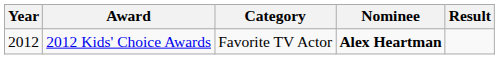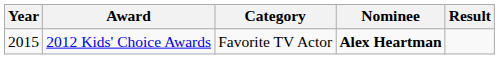(24, 41) 2012 -> (24, 41) 2015
